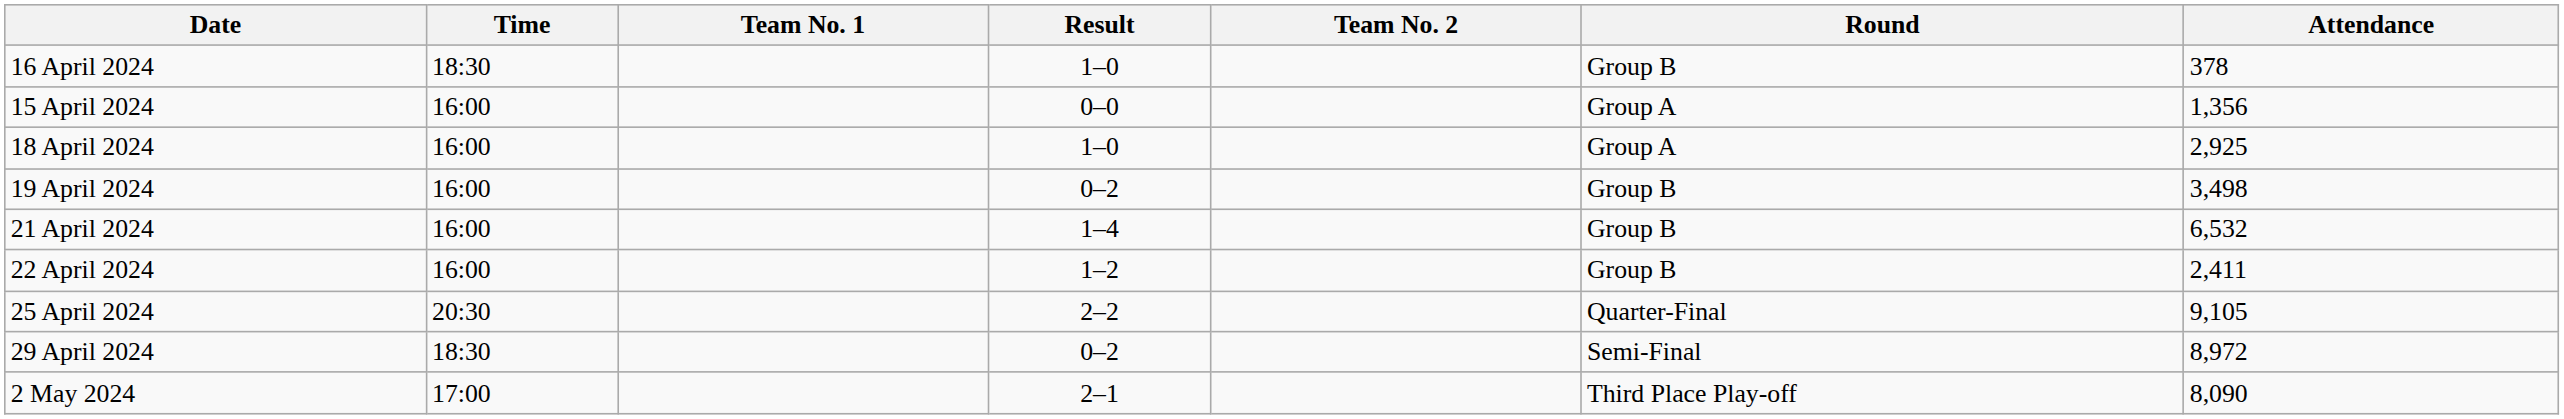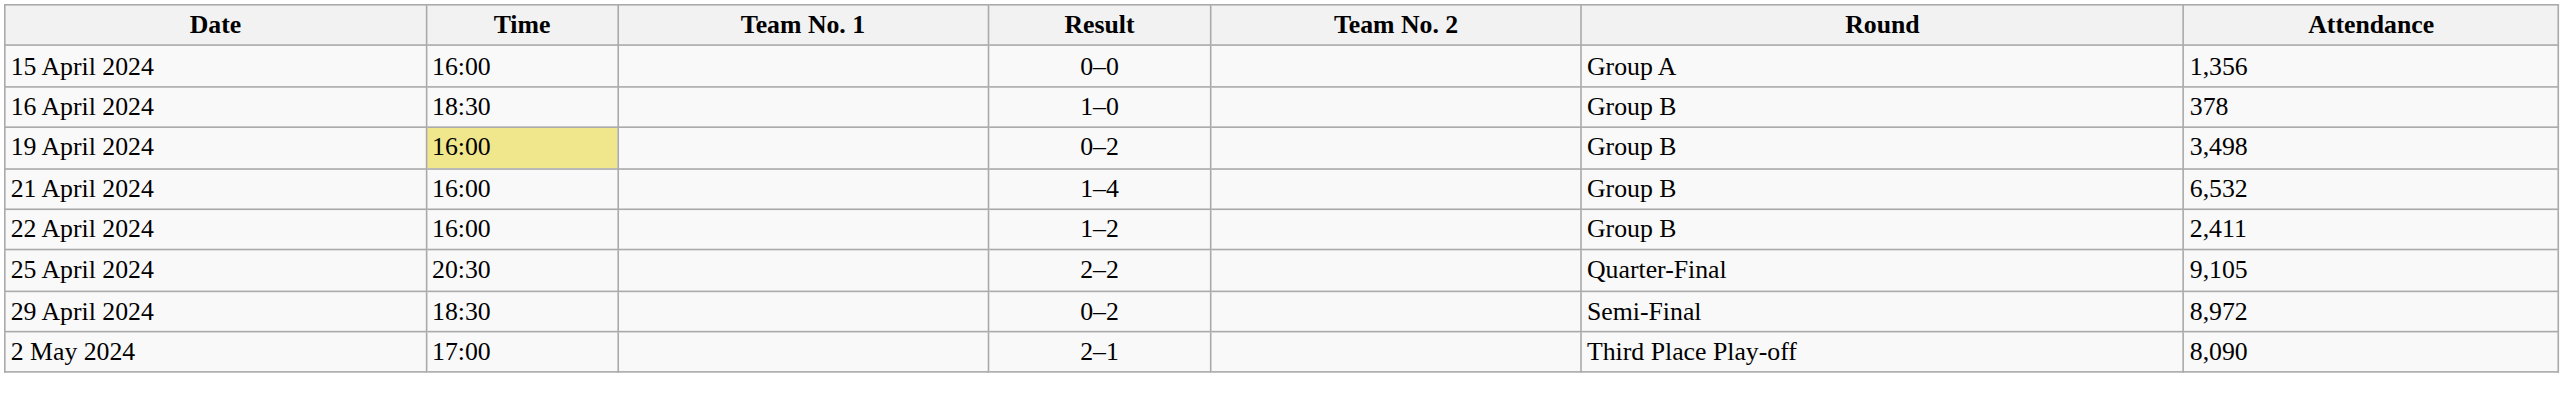rows swapped: (82, 106) <-> (82, 65)
- row: (82, 147)
(461, 188) no background -> (461, 147) khaki background
